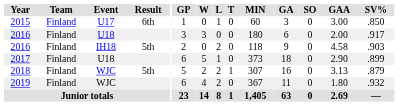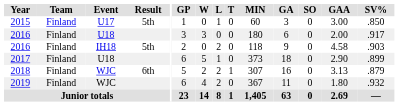(148, 22) 6th -> (148, 22) 5th
(148, 71) 5th -> (148, 71) 6th
